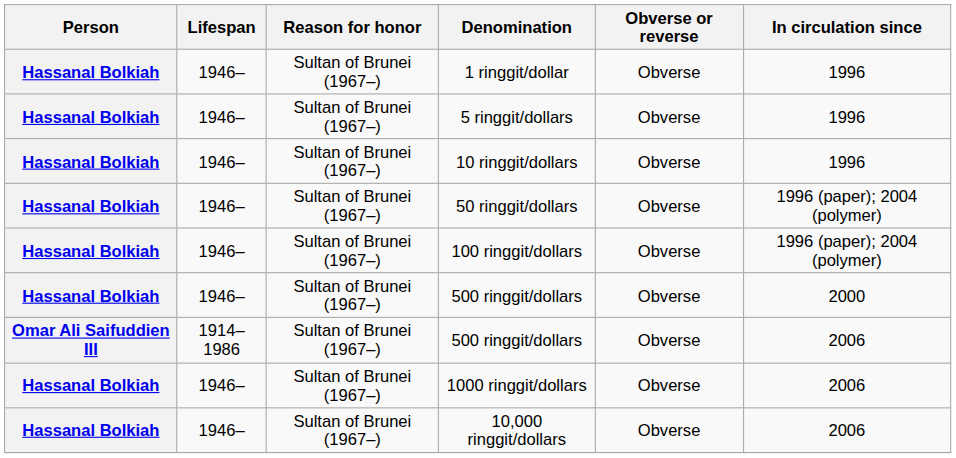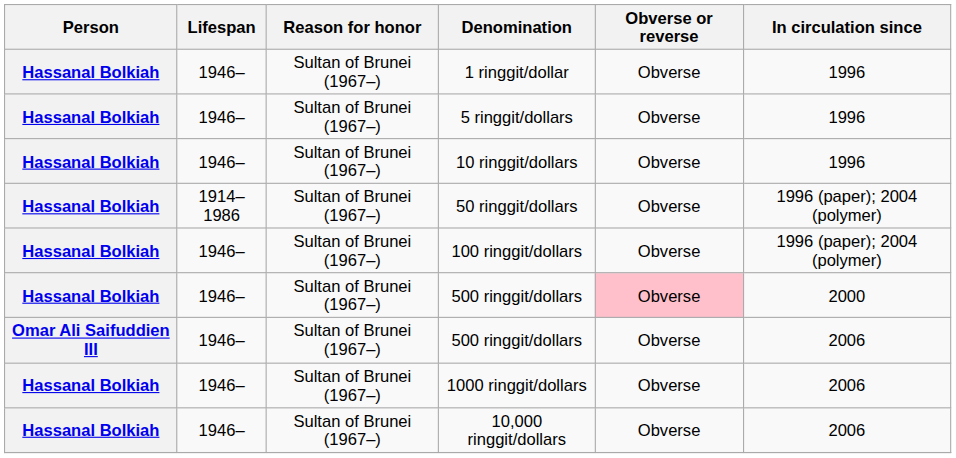(222, 206) 1946– -> (222, 206) 1914–1986
(669, 296) no background -> (669, 296) pink background
(222, 340) 1914–1986 -> (222, 340) 1946–
